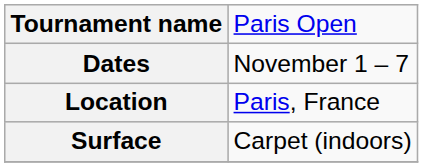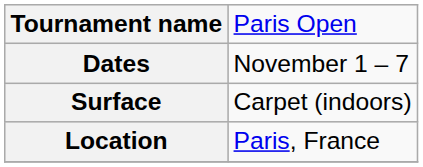rows swapped: (116, 141) <-> (116, 102)
